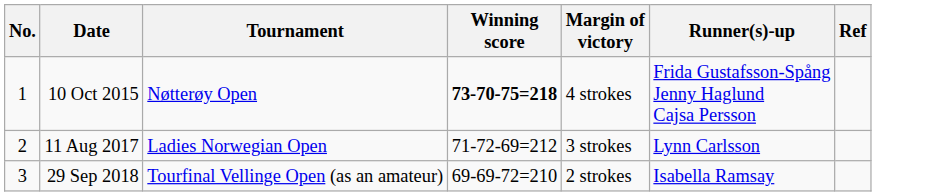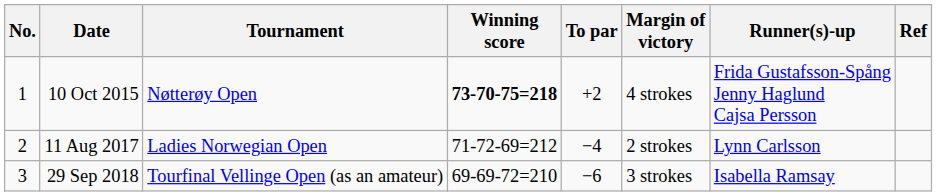+ column: (592, 30)
(599, 145) 3 strokes -> (659, 145) 2 strokes
(599, 176) 2 strokes -> (659, 176) 3 strokes
